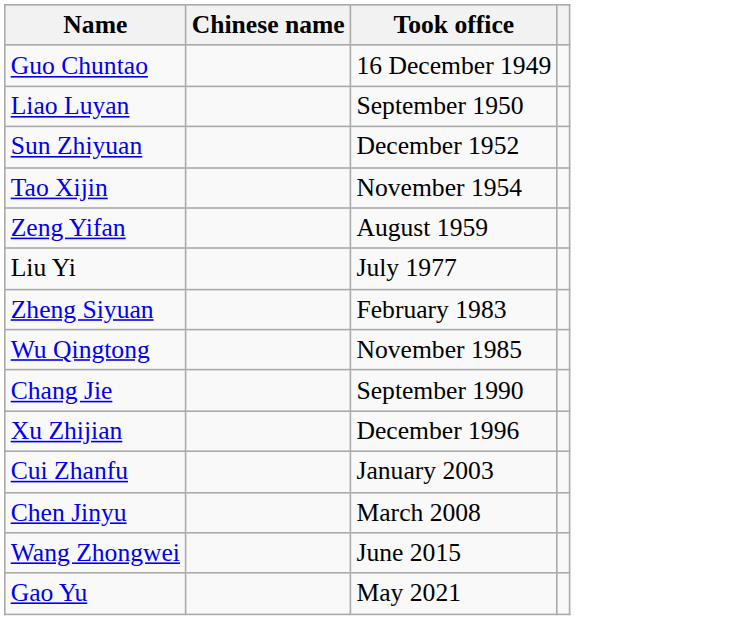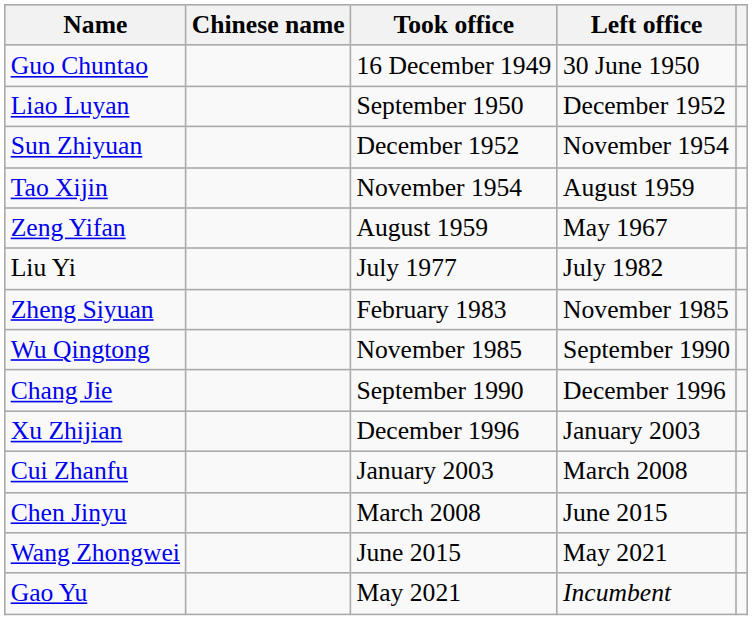+ column: (647, 24)
